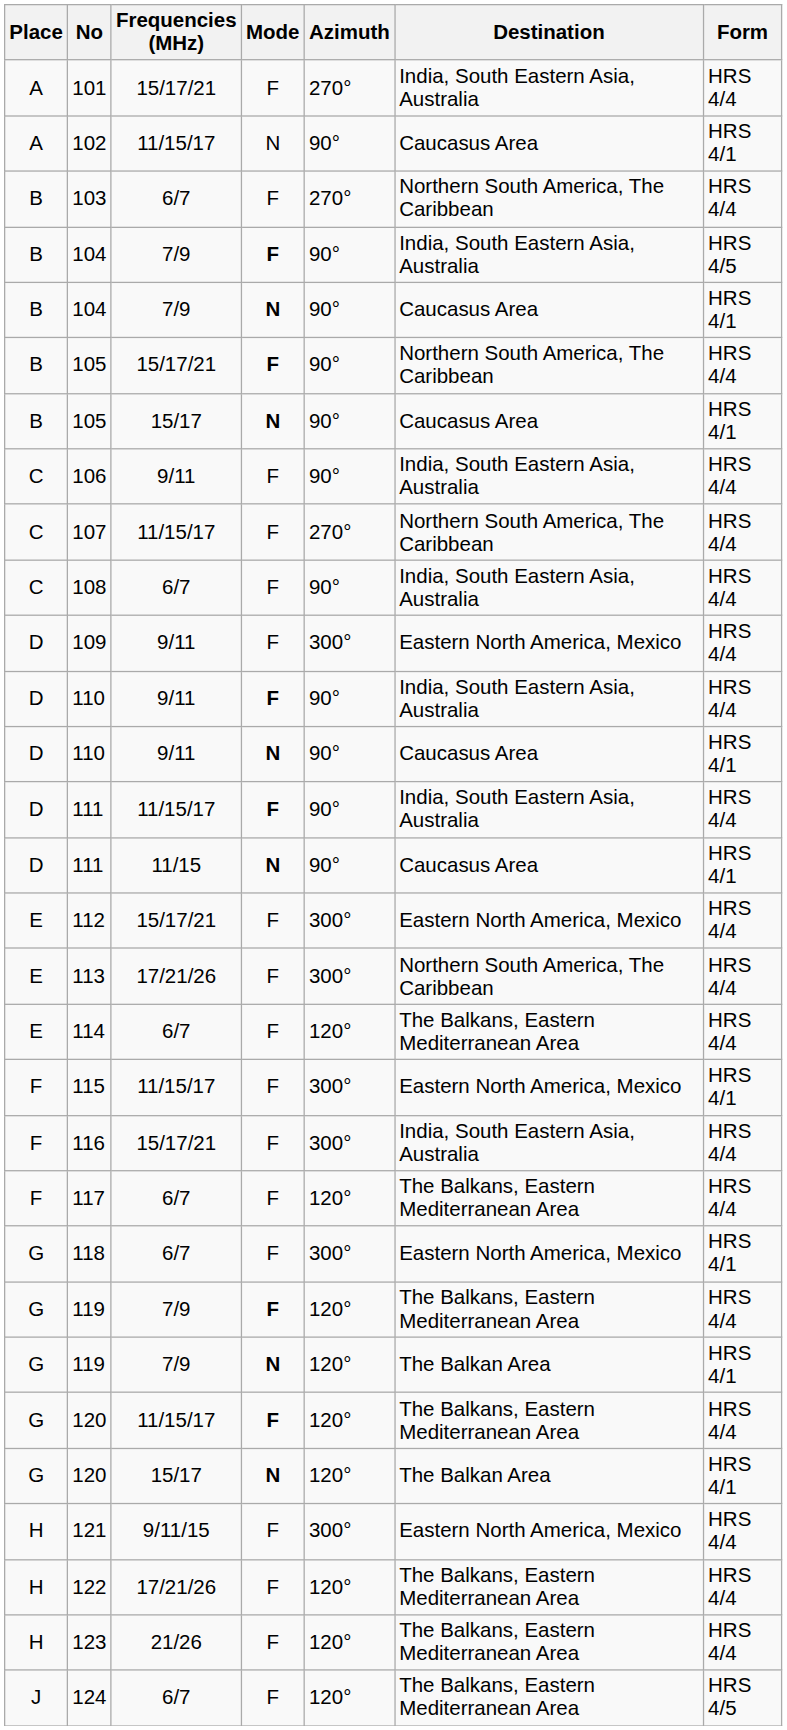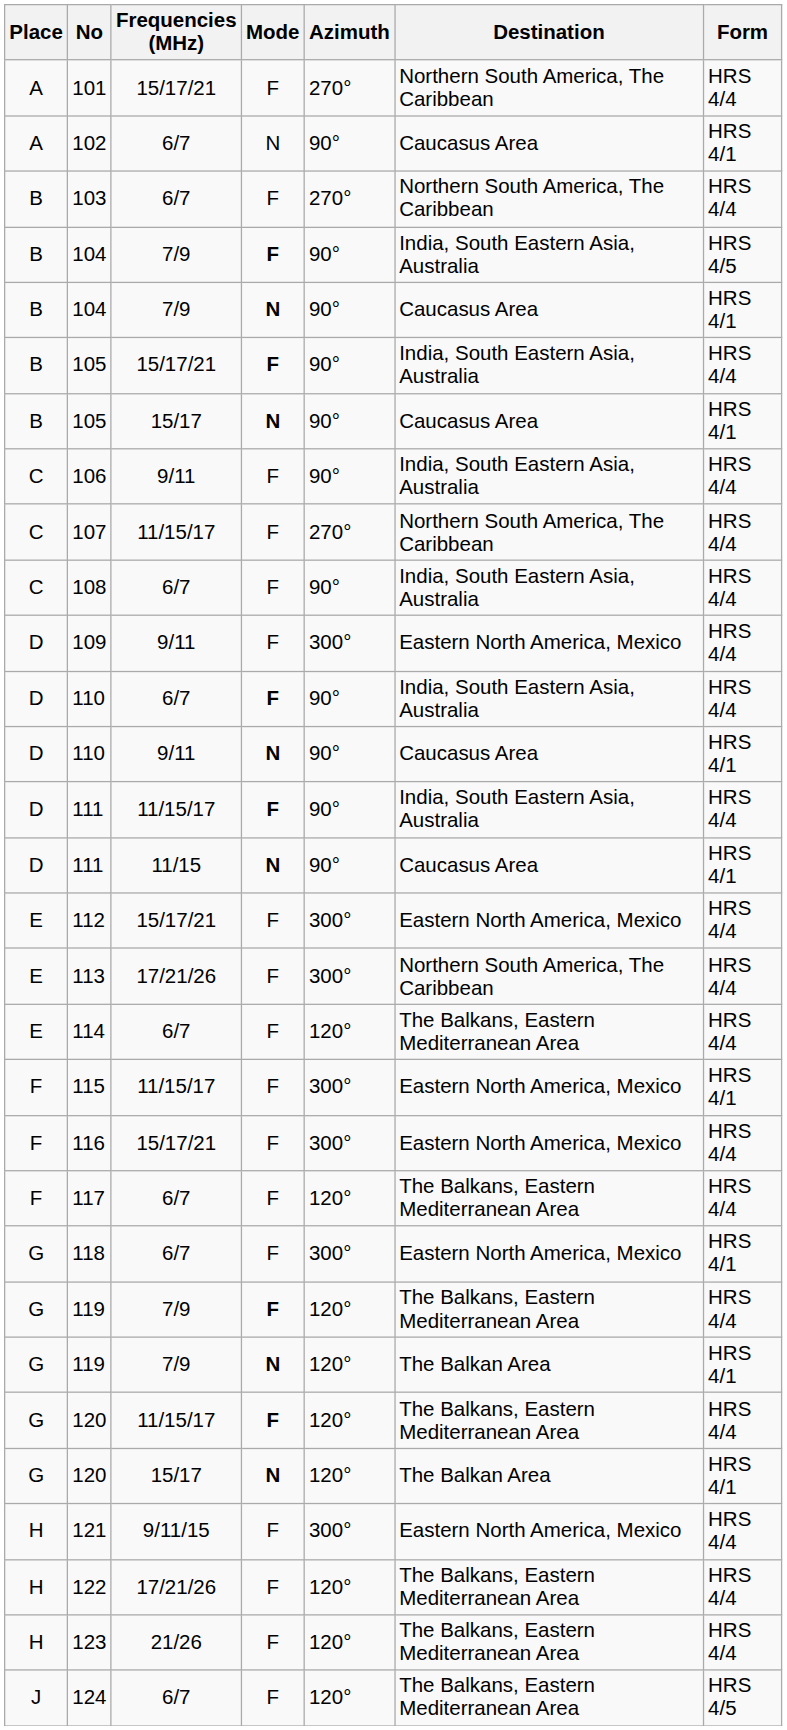(517, 87) India, South Eastern Asia, Australia -> (532, 87) Northern South America, The Caribbean
(176, 143) 11/15/17 -> (176, 143) 6/7
(532, 365) Northern South America, The Caribbean -> (517, 365) India, South Eastern Asia, Australia
(176, 698) 9/11 -> (176, 698) 6/7
(517, 1142) India, South Eastern Asia, Australia -> (540, 1142) Eastern North America, Mexico
